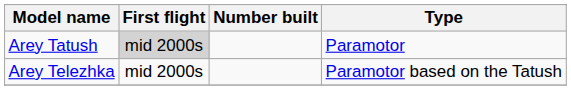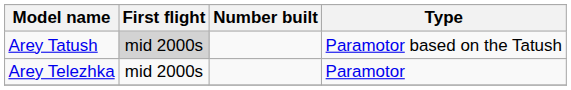(365, 44) Paramotor -> (444, 44) Paramotor based on the Tatush
(444, 71) Paramotor based on the Tatush -> (365, 71) Paramotor
